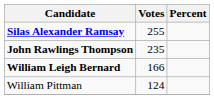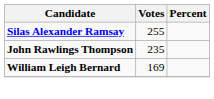(156, 67) 166 -> (156, 67) 169
- row: (44, 85)
